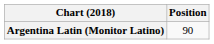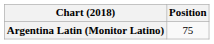(188, 30) 90 -> (188, 30) 75
